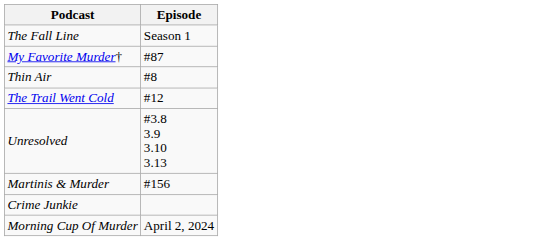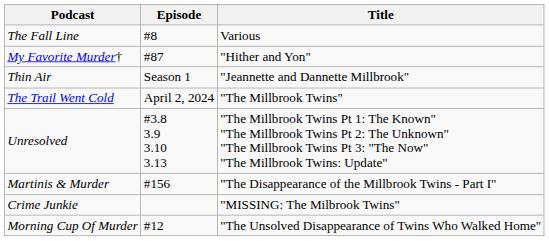+ column: (381, 14)
(167, 35) Season 1 -> (150, 35) #8
(150, 77) #8 -> (167, 77) Season 1
(154, 98) #12 -> (179, 98) April 2, 2024
(179, 225) April 2, 2024 -> (154, 225) #12
